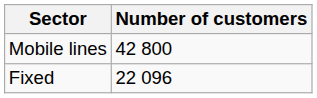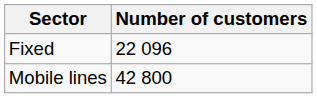rows swapped: (32, 78) <-> (58, 48)
